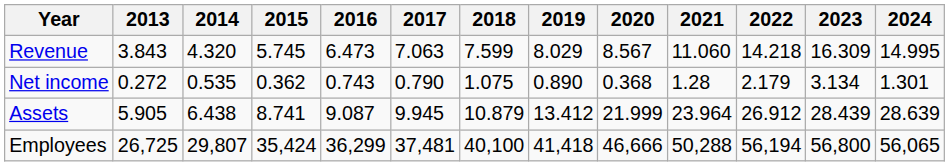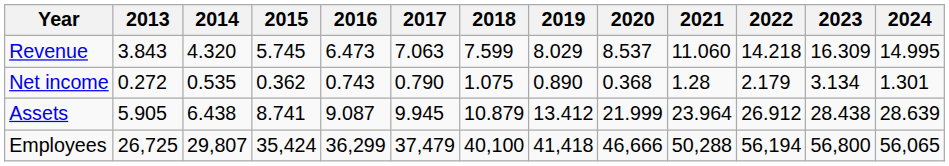(627, 51) 8.567 -> (627, 51) 8.537
(840, 113) 28.439 -> (840, 113) 28.438
(425, 144) 37,481 -> (425, 144) 37,479
